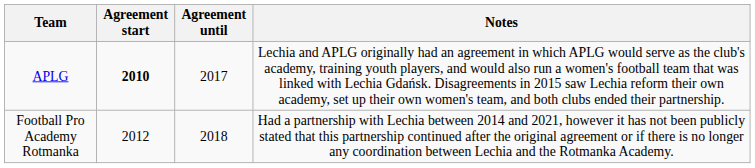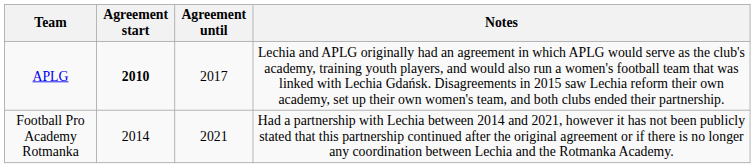(136, 136) 2012 -> (136, 136) 2014
(214, 136) 2018 -> (214, 136) 2021
